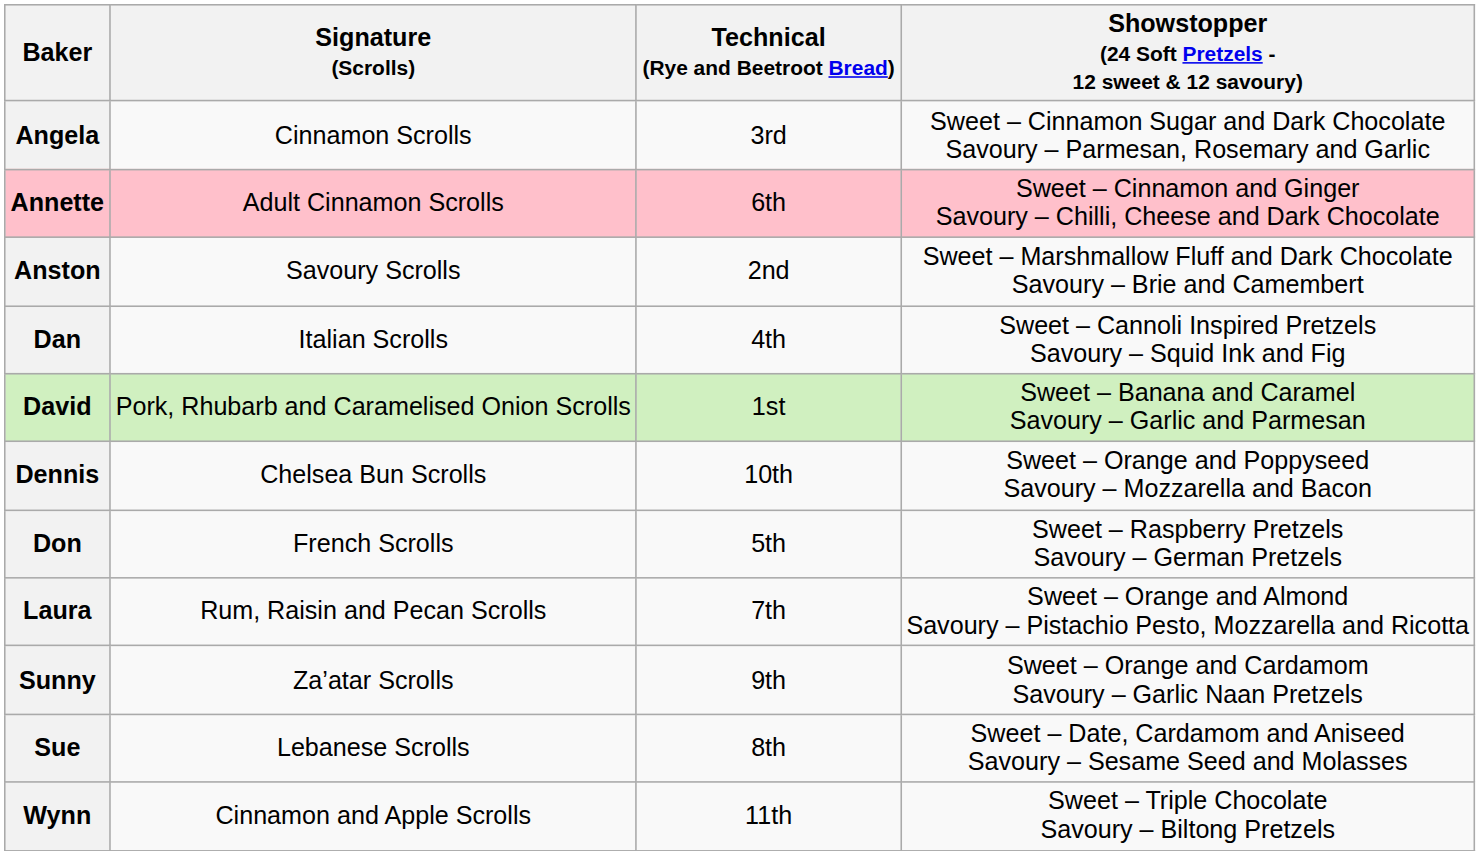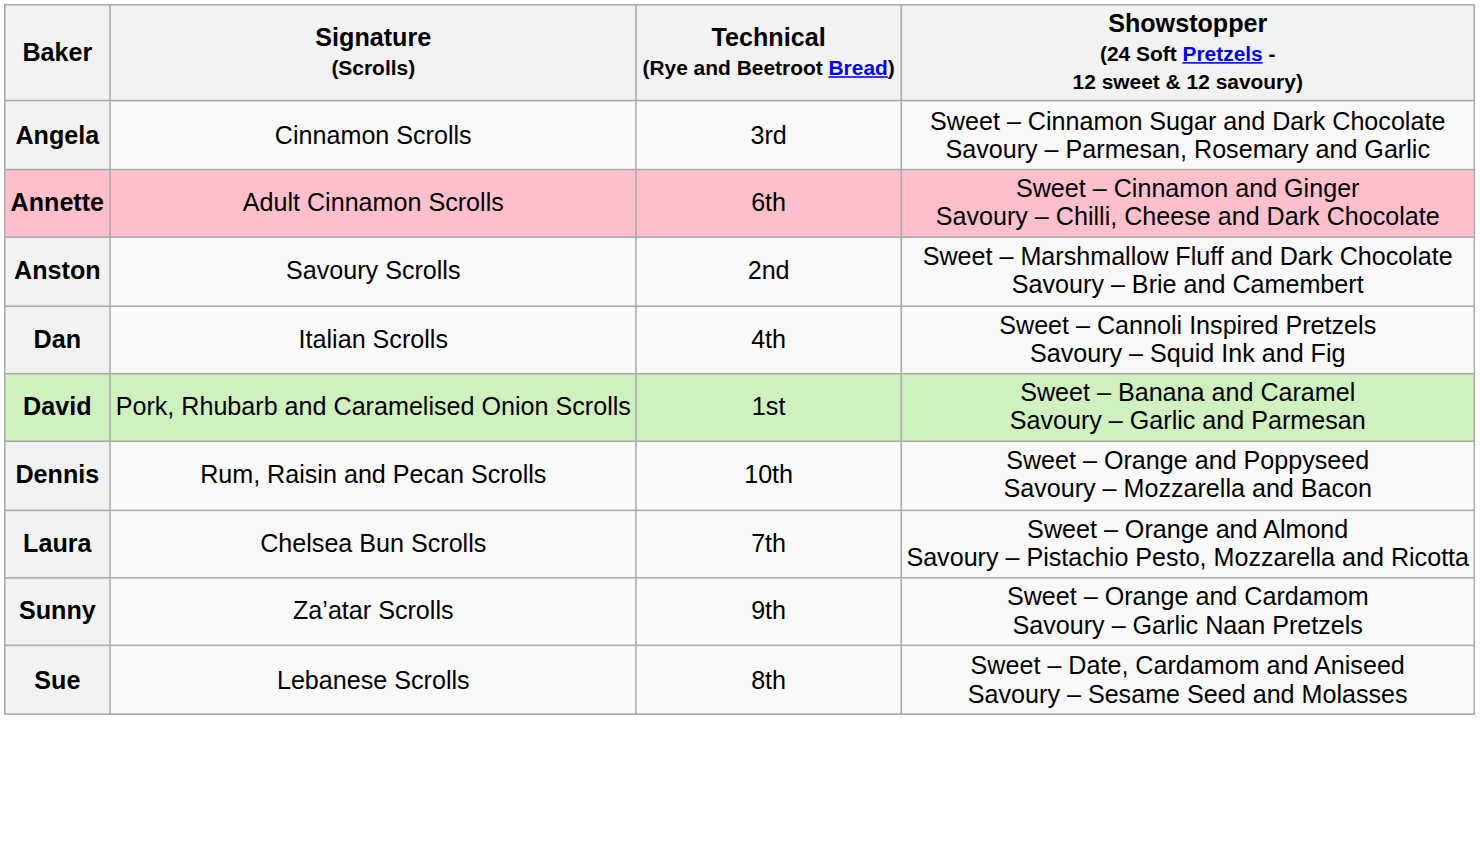(373, 475) Chelsea Bun Scrolls -> (373, 475) Rum, Raisin and Pecan Scrolls
- row: (57, 543)
(373, 611) Rum, Raisin and Pecan Scrolls -> (373, 543) Chelsea Bun Scrolls
- row: (57, 815)
